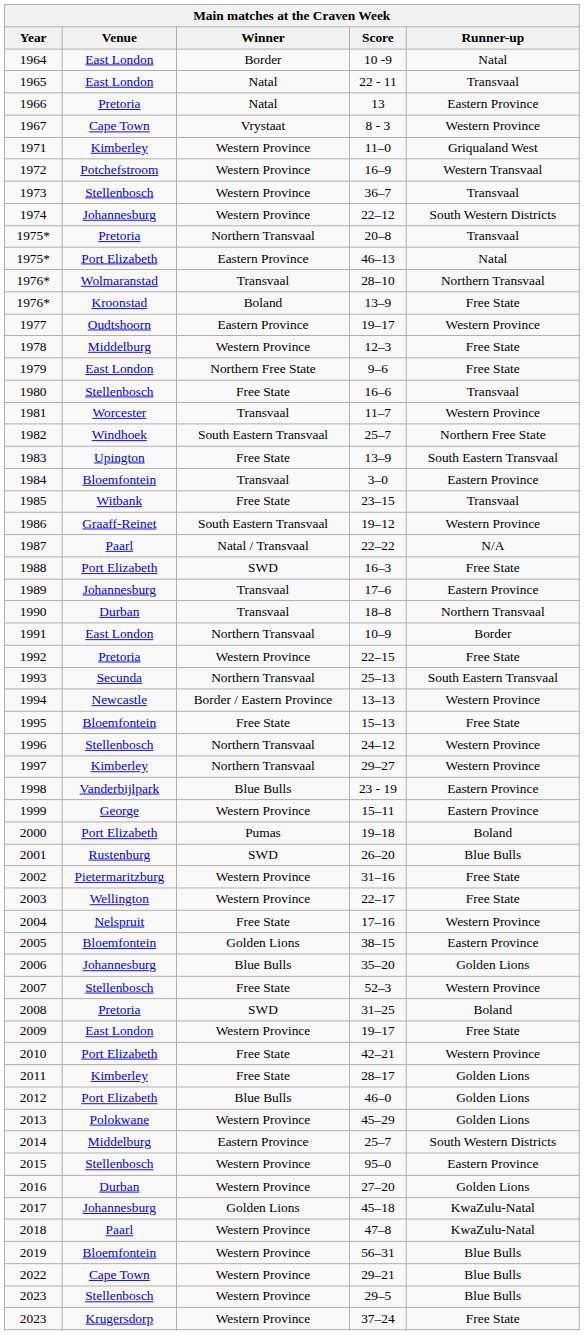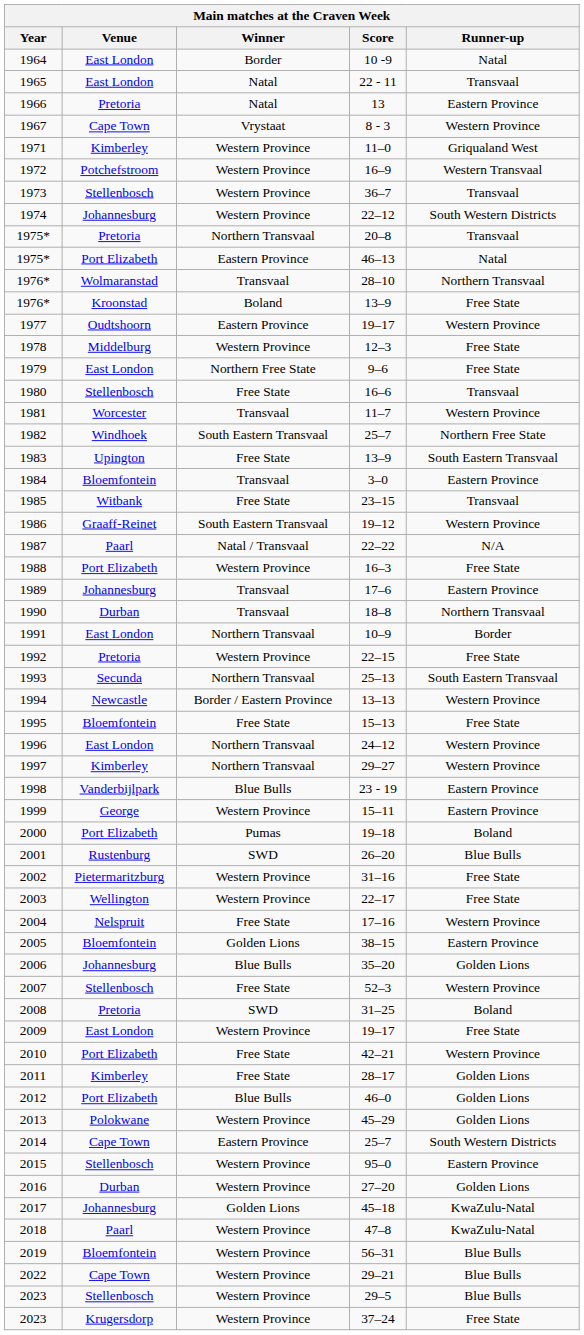(263, 568) SWD -> (263, 568) Western Province
(119, 744) Stellenbosch -> (119, 744) East London
(119, 1142) Middelburg -> (119, 1142) Cape Town
